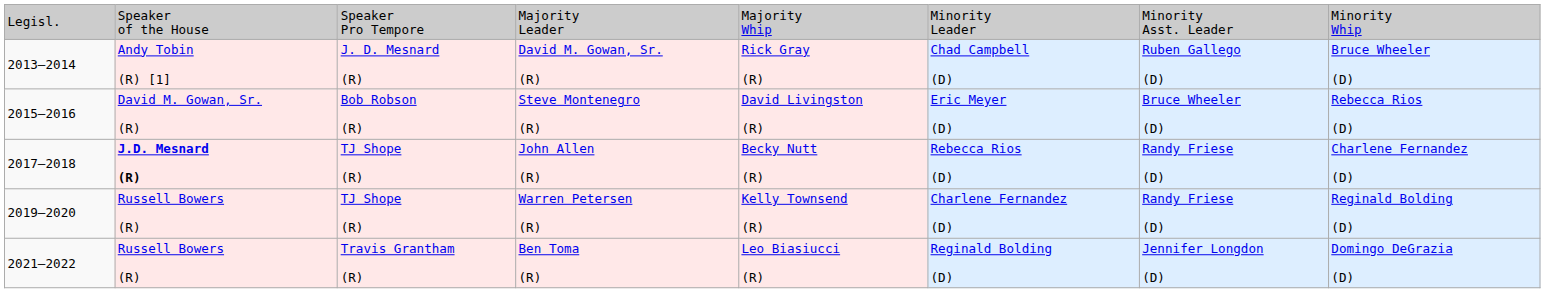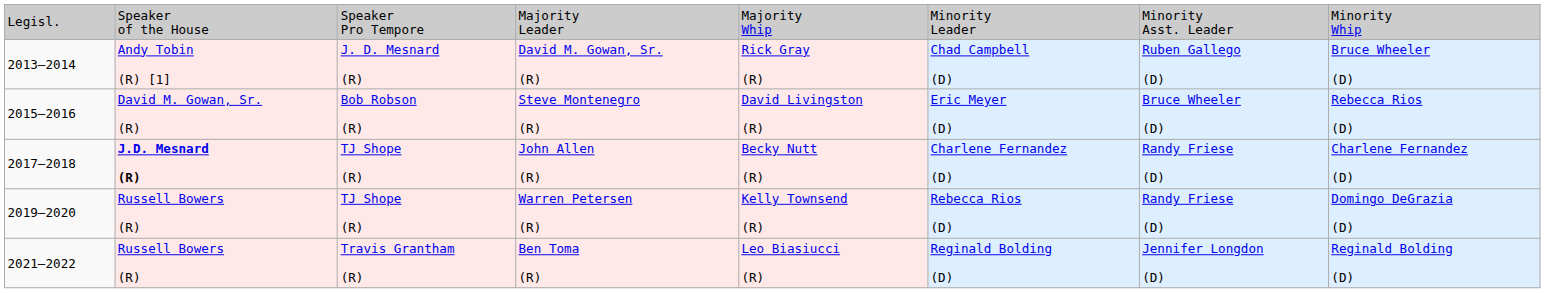(976, 164) Rebecca Rios (D) -> (999, 164) Charlene Fernandez (D)
(999, 213) Charlene Fernandez (D) -> (976, 213) Rebecca Rios (D)
(1392, 213) Reginald Bolding (D) -> (1392, 213) Domingo DeGrazia (D)
(1392, 263) Domingo DeGrazia (D) -> (1392, 263) Reginald Bolding (D)
